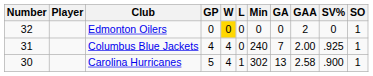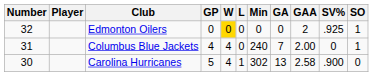(333, 29) 0 -> (333, 29) .925
(333, 46) .925 -> (333, 46) 0
(358, 63) 1 -> (358, 63) 0
